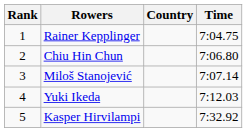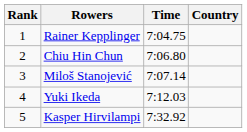columns swapped: (170, 14) <-> (219, 14)
